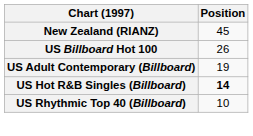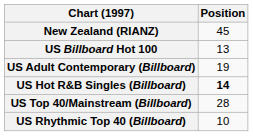(223, 49) 26 -> (223, 49) 13
+ row: (101, 103)
